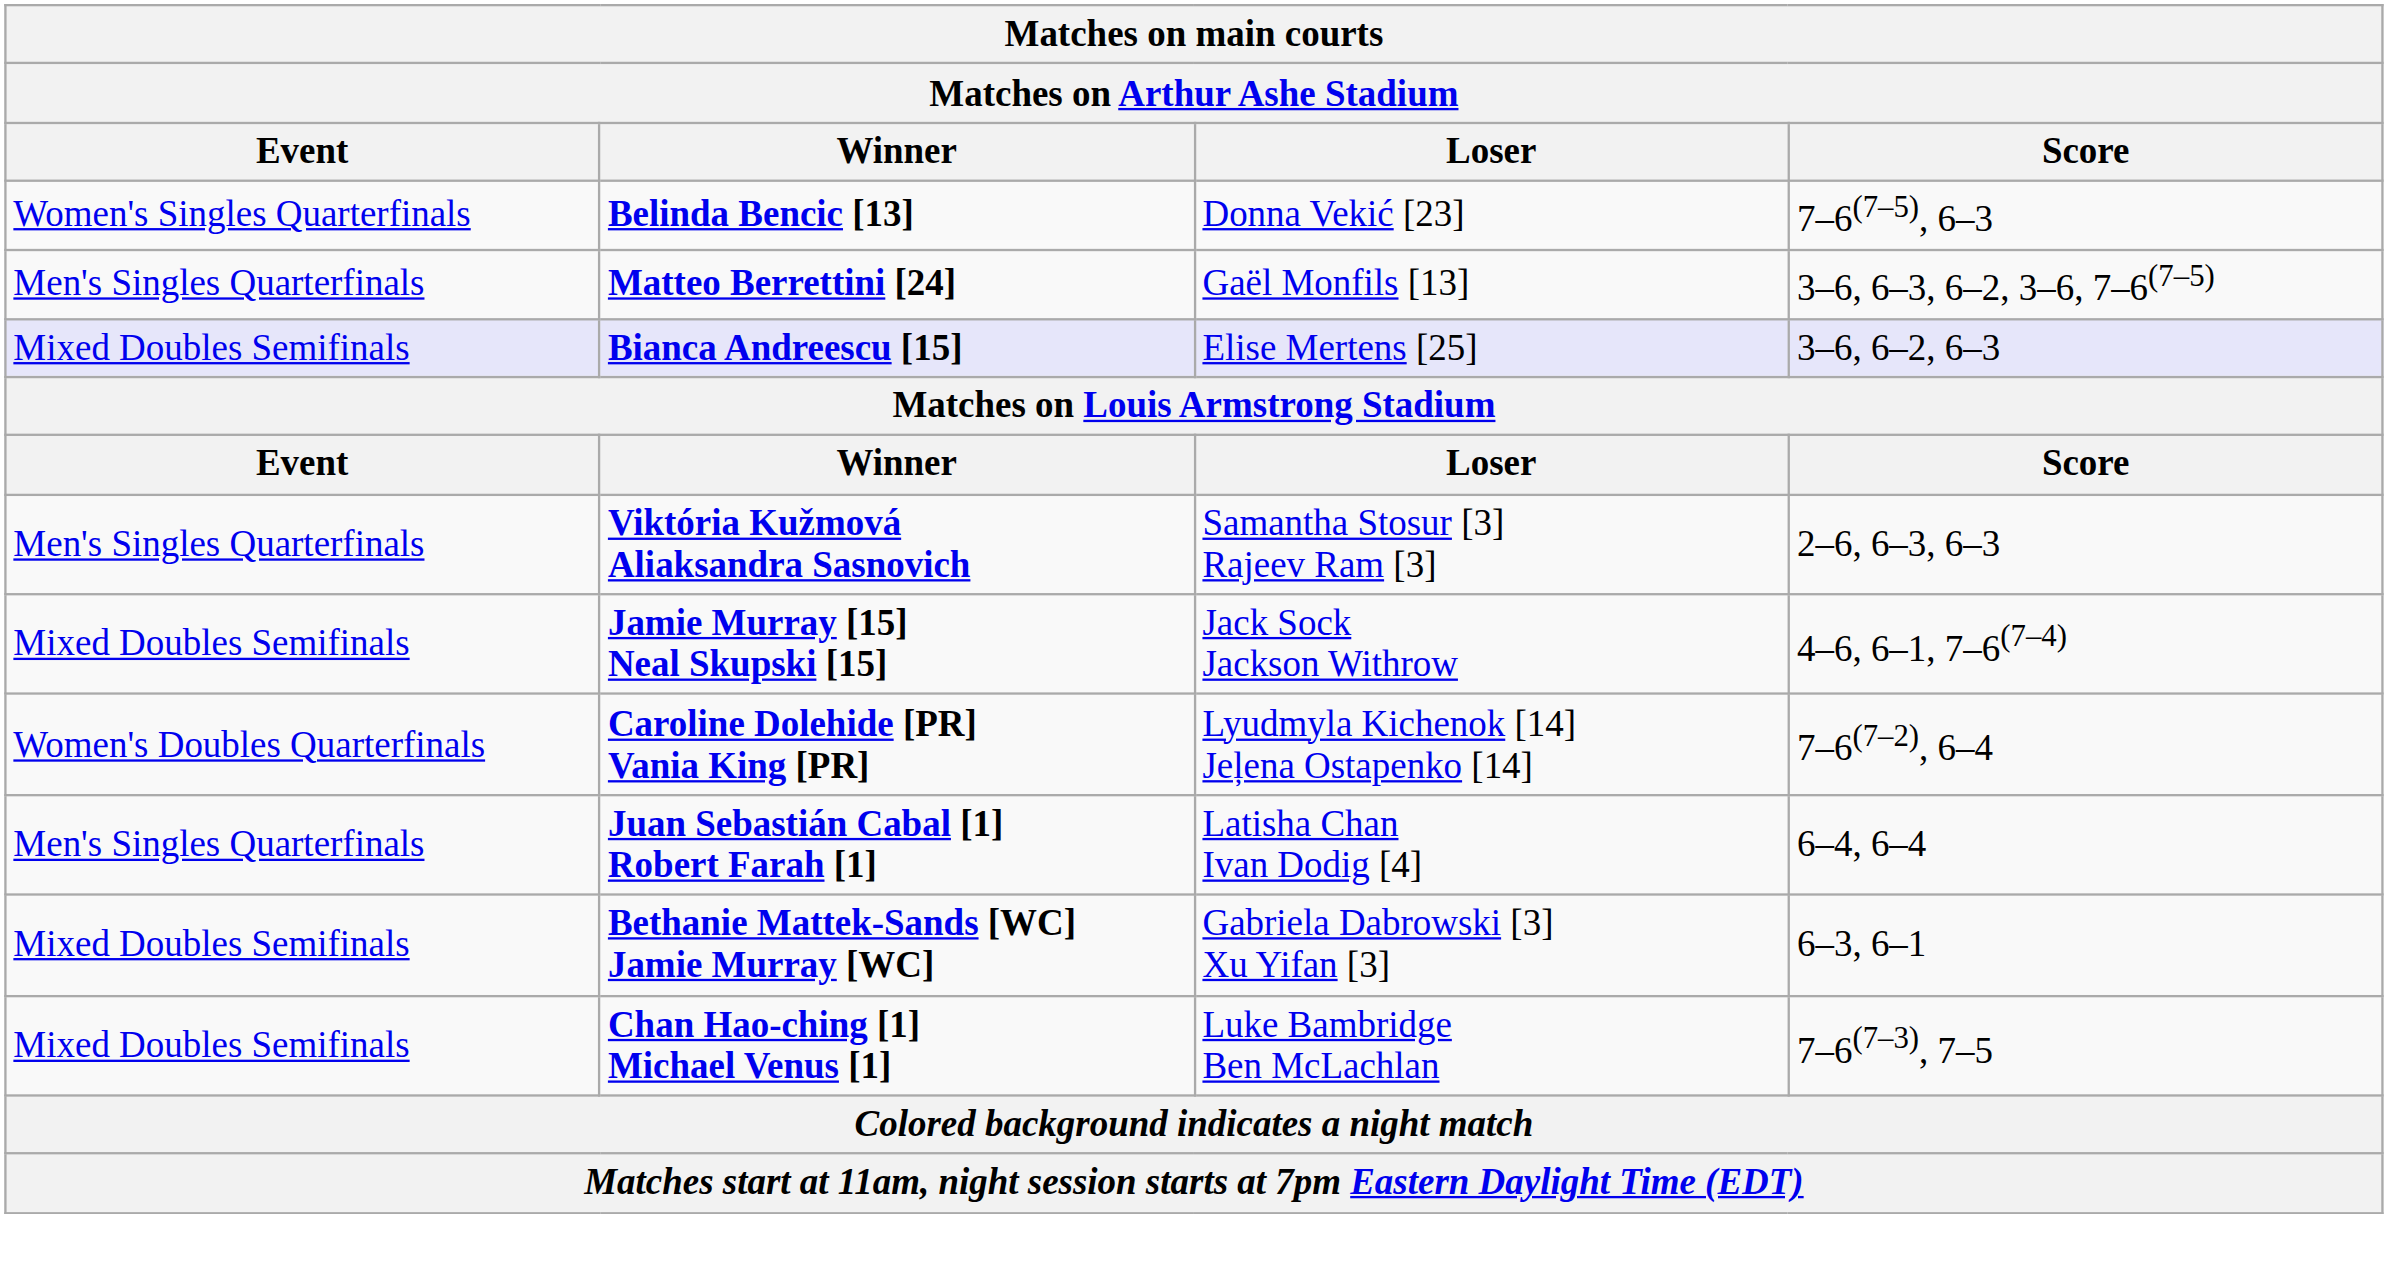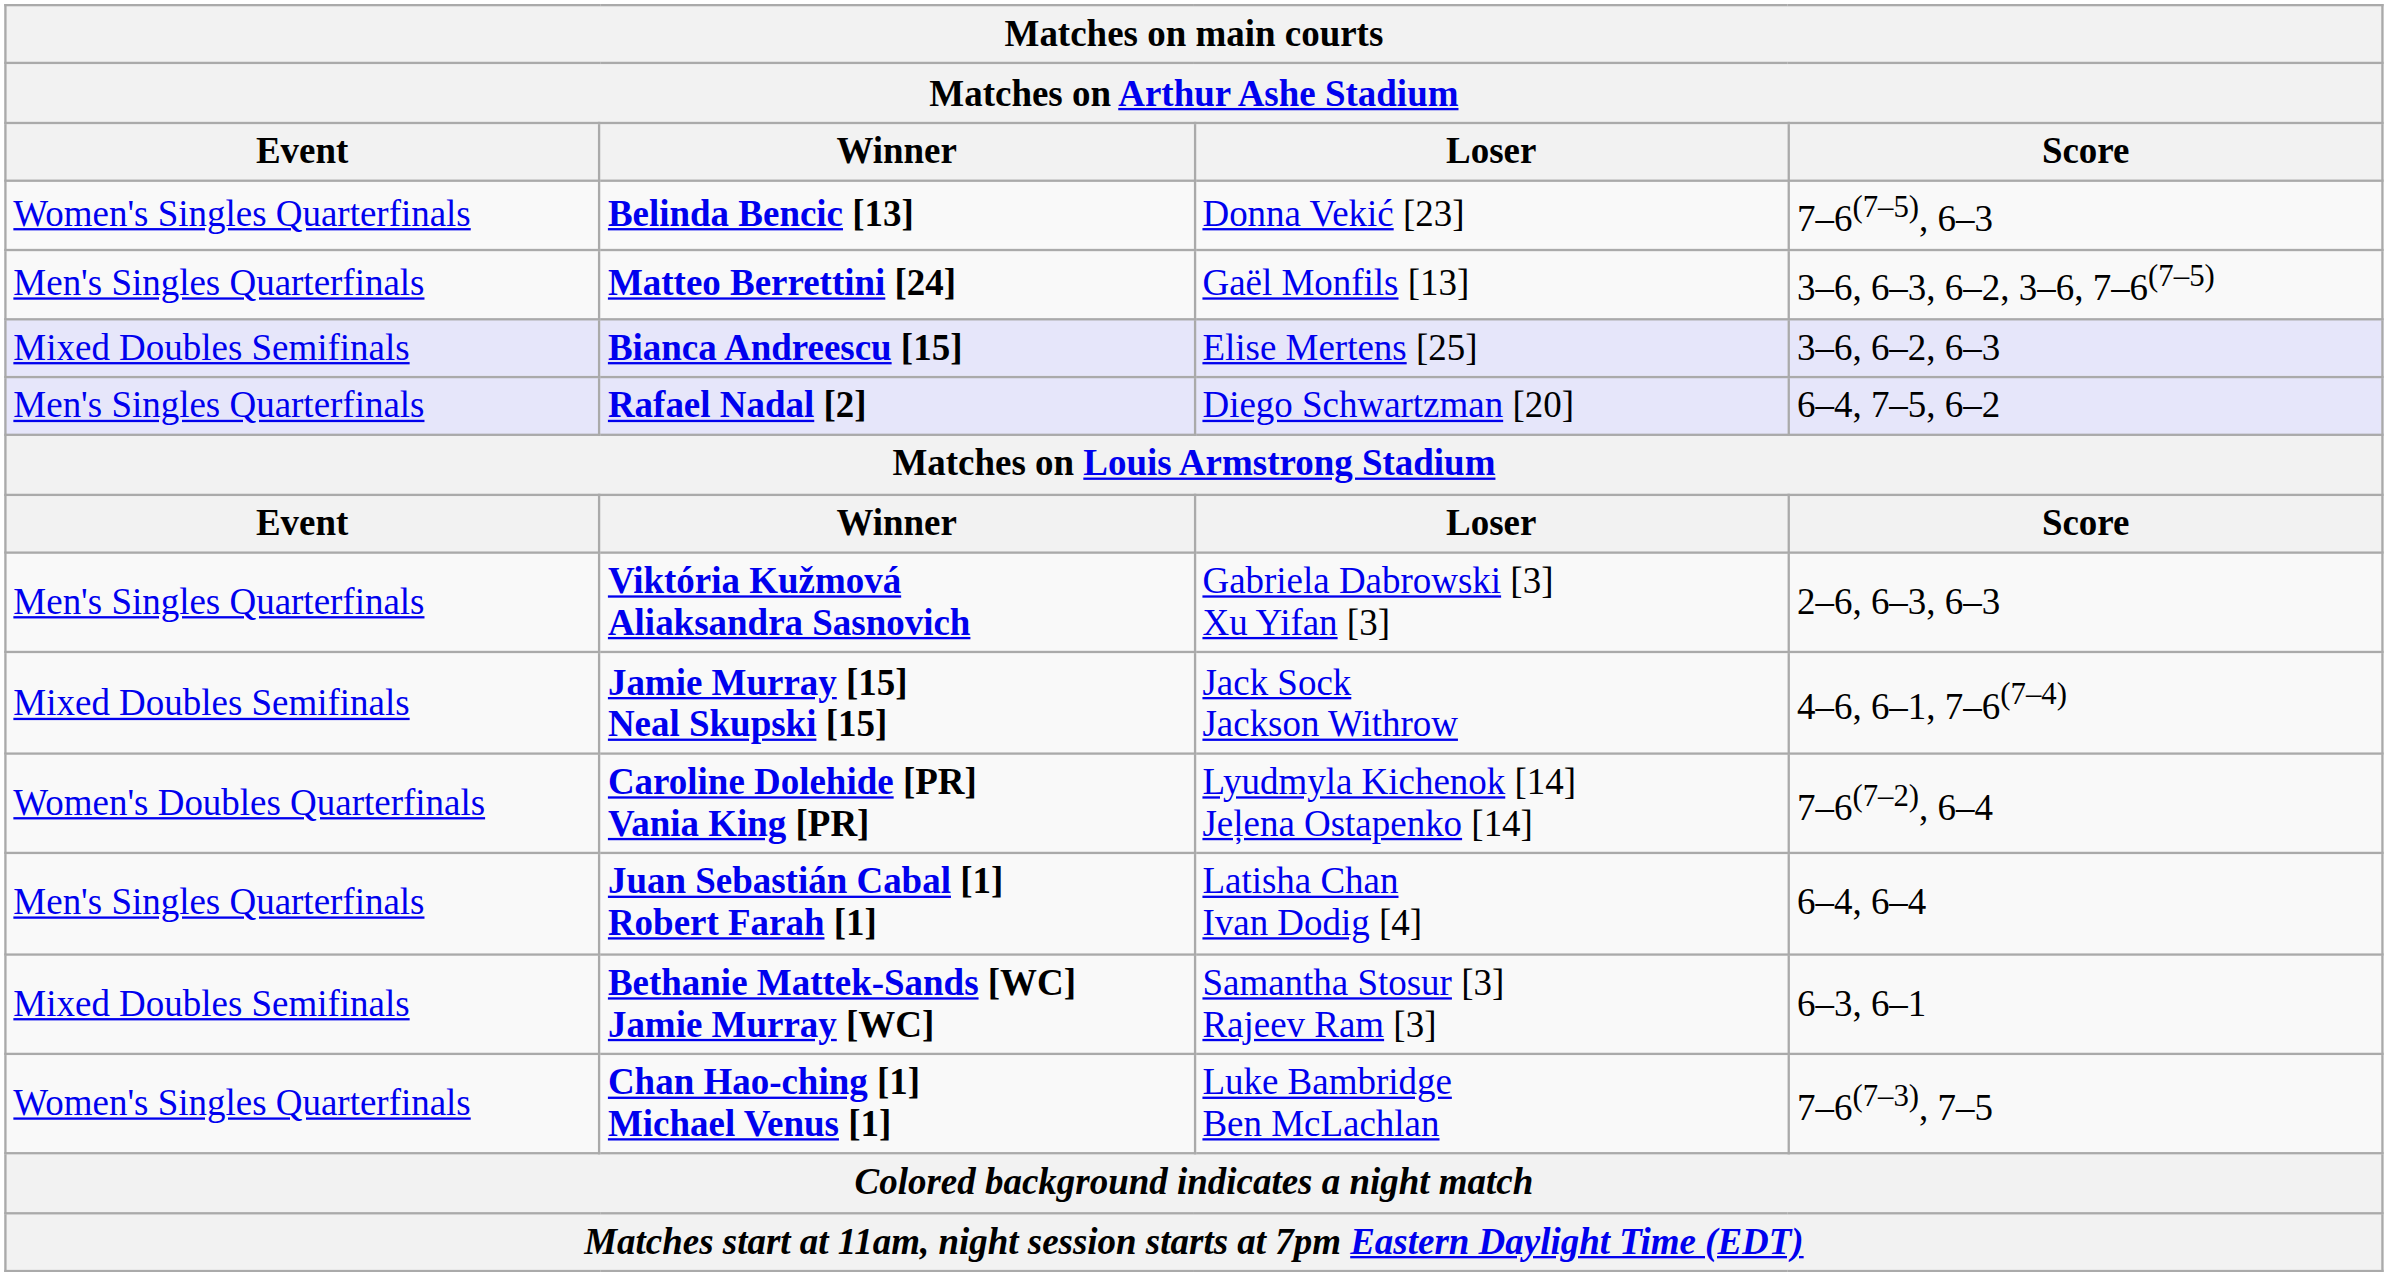+ row: (737, 405)
(1353, 543) Samantha Stosur [3] Rajeev Ram [3] -> (1378, 602) Gabriela Dabrowski [3] Xu Yifan [3]
(1378, 944) Gabriela Dabrowski [3] Xu Yifan [3] -> (1353, 1002) Samantha Stosur [3] Rajeev Ram [3]
(212, 1044) Mixed Doubles Semifinals -> (242, 1103) Women's Singles Quarterfinals
